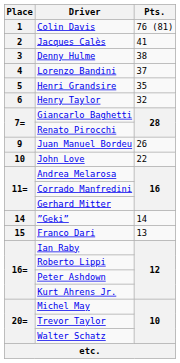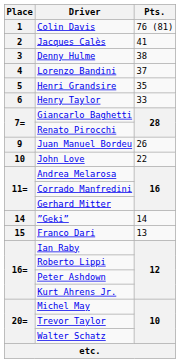(142, 100) 32 -> (142, 100) 33
